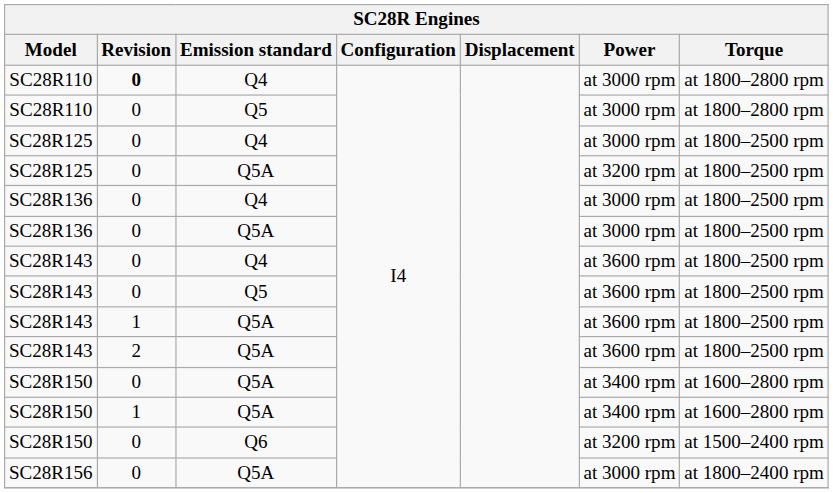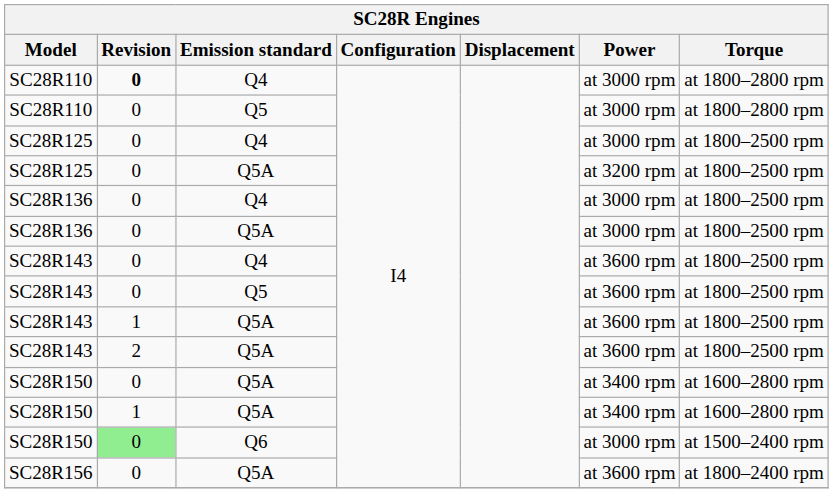(136, 442) no background -> (136, 442) lightgreen background
(629, 442) at 3200 rpm -> (629, 442) at 3000 rpm
(629, 472) at 3000 rpm -> (629, 472) at 3600 rpm
